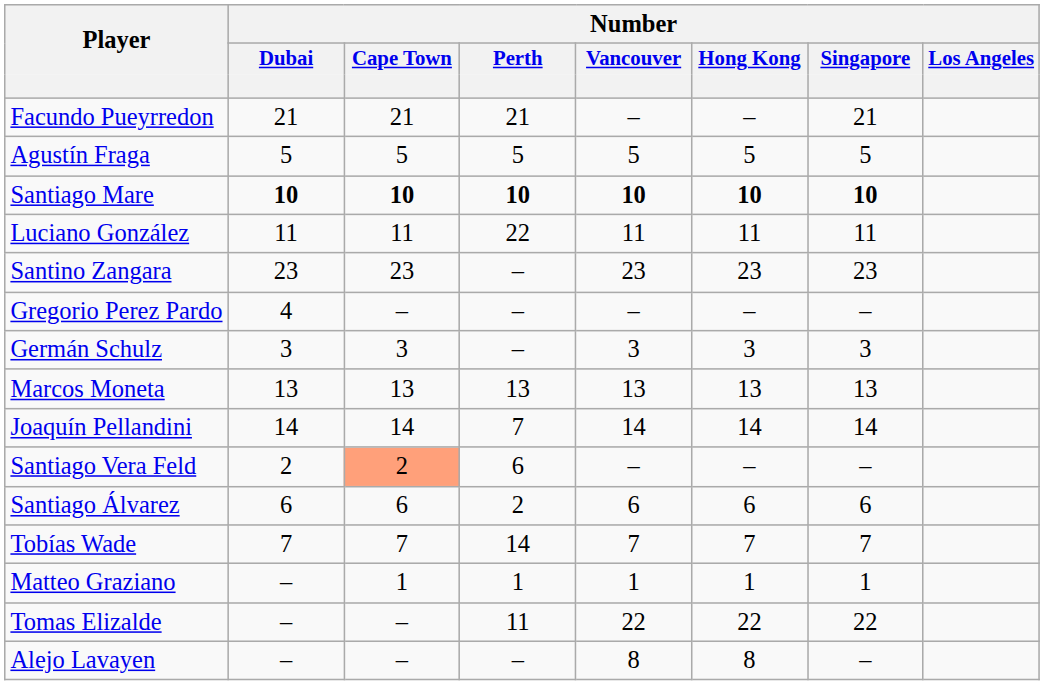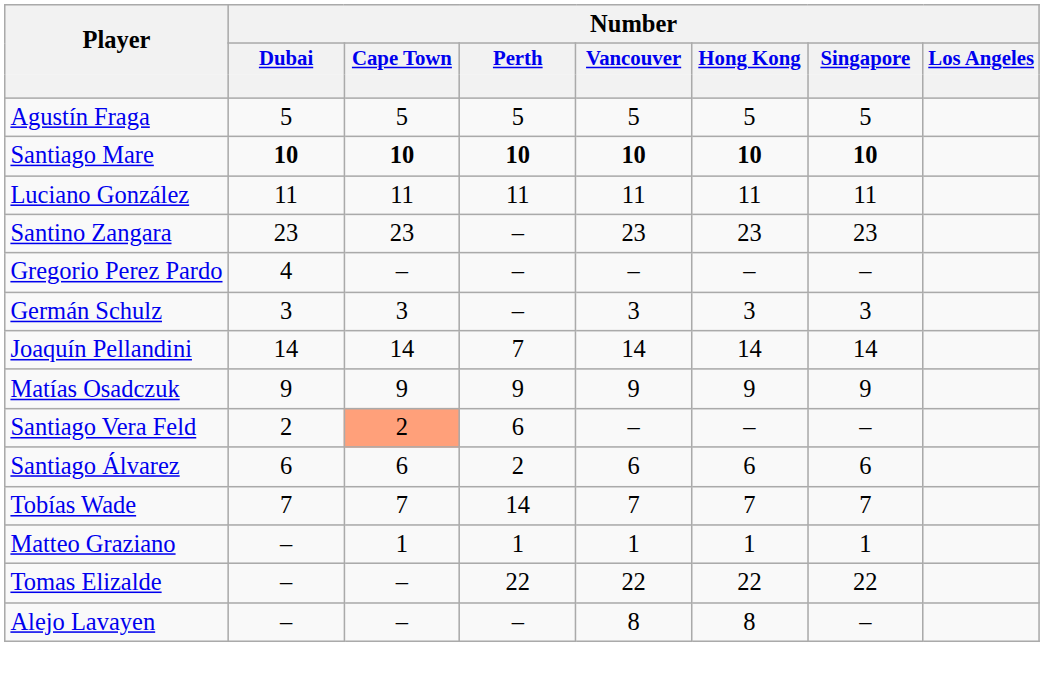- row: (112, 116)
(518, 233) 22 -> (518, 194) 11
- row: (88, 388)
+ row: (95, 388)
(518, 621) 11 -> (518, 582) 22
